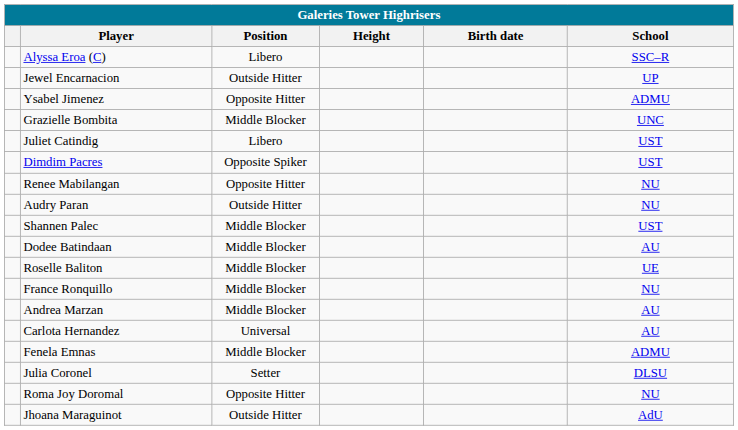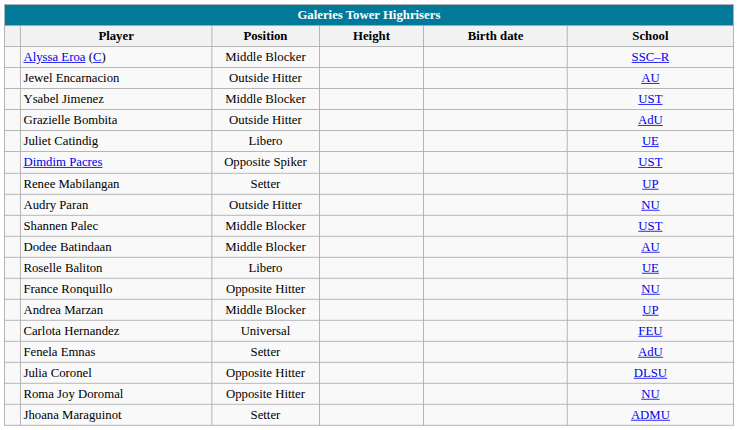(265, 57) Libero -> (265, 57) Middle Blocker
(650, 78) UP -> (650, 78) AU
(265, 99) Opposite Hitter -> (265, 99) Middle Blocker
(650, 99) ADMU -> (650, 99) UST
(265, 120) Middle Blocker -> (265, 120) Outside Hitter
(650, 120) UNC -> (650, 120) AdU
(650, 141) UST -> (650, 141) UE
(265, 183) Opposite Hitter -> (265, 183) Setter
(650, 183) NU -> (650, 183) UP
(265, 267) Middle Blocker -> (265, 267) Libero
(265, 288) Middle Blocker -> (265, 288) Opposite Hitter
(650, 309) AU -> (650, 309) UP
(650, 331) AU -> (650, 331) FEU
(265, 352) Middle Blocker -> (265, 352) Setter
(650, 352) ADMU -> (650, 352) AdU
(265, 373) Setter -> (265, 373) Opposite Hitter
(265, 415) Outside Hitter -> (265, 415) Setter
(650, 415) AdU -> (650, 415) ADMU
